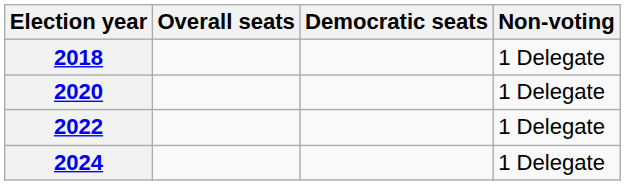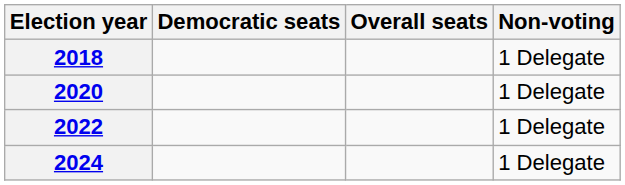columns swapped: (226, 22) <-> (397, 22)
